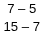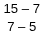rows swapped: (22, 27) <-> (22, 9)
